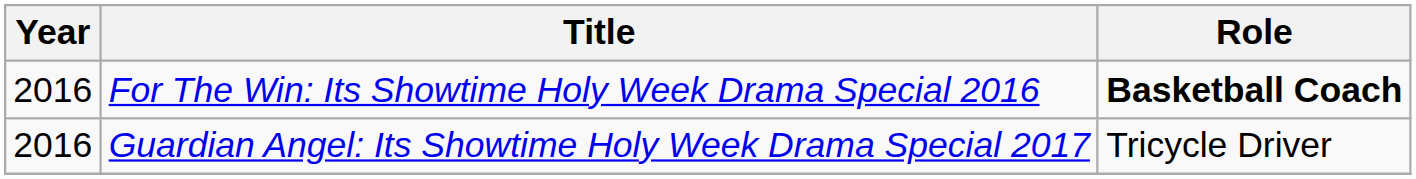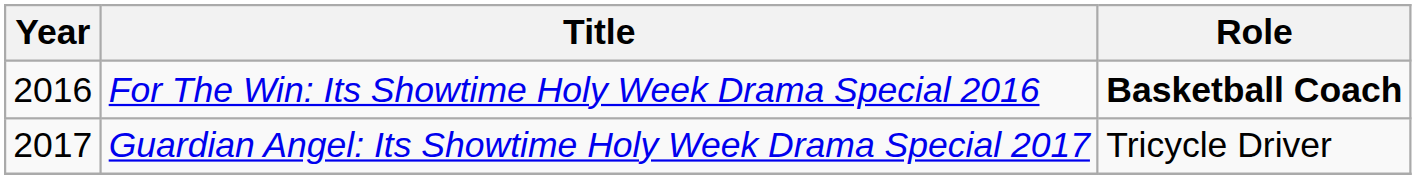(53, 145) 2016 -> (53, 145) 2017
